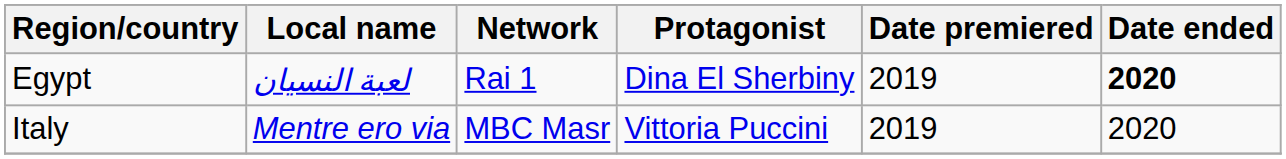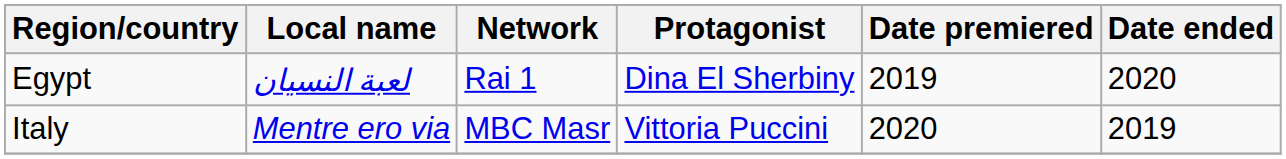(1142, 78) bold -> (1142, 78) normal
(903, 128) 2019 -> (903, 128) 2020
(1142, 128) 2020 -> (1142, 128) 2019
